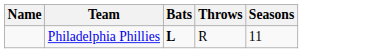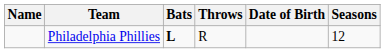+ column: (287, 15)
(255, 36) 11 -> (338, 36) 12
